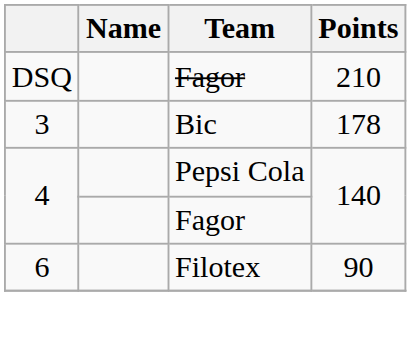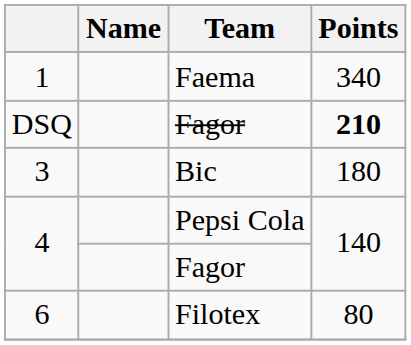+ row: (42, 76)
(358, 76) normal -> (358, 123) bold
(358, 123) 178 -> (358, 171) 180
(358, 266) 90 -> (358, 314) 80
